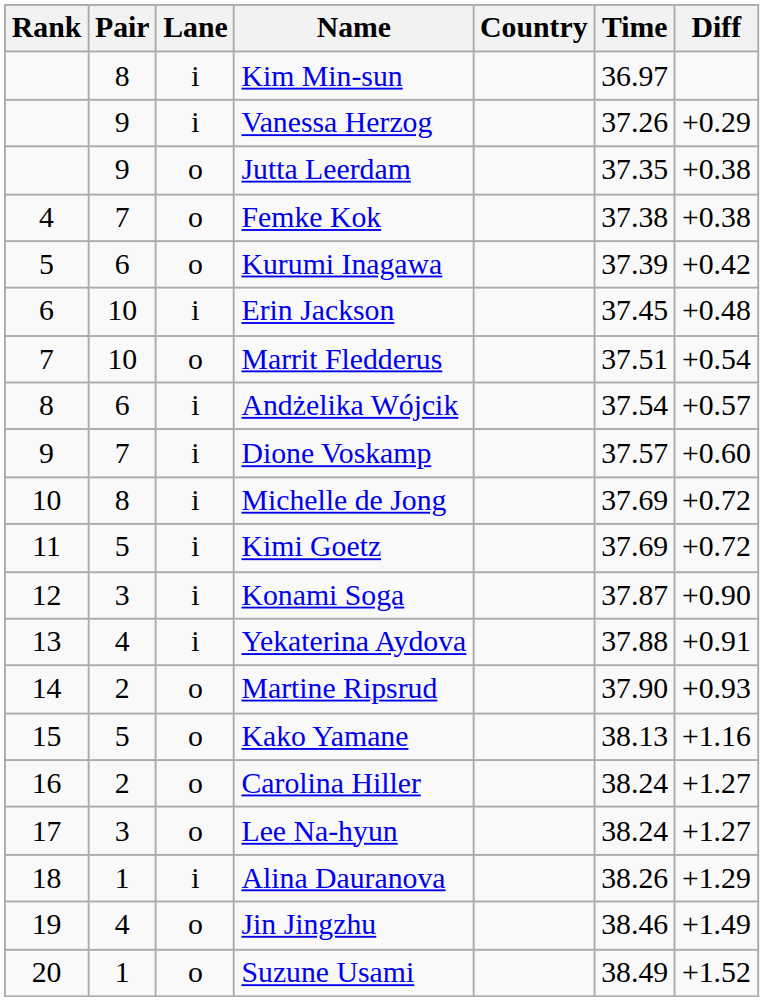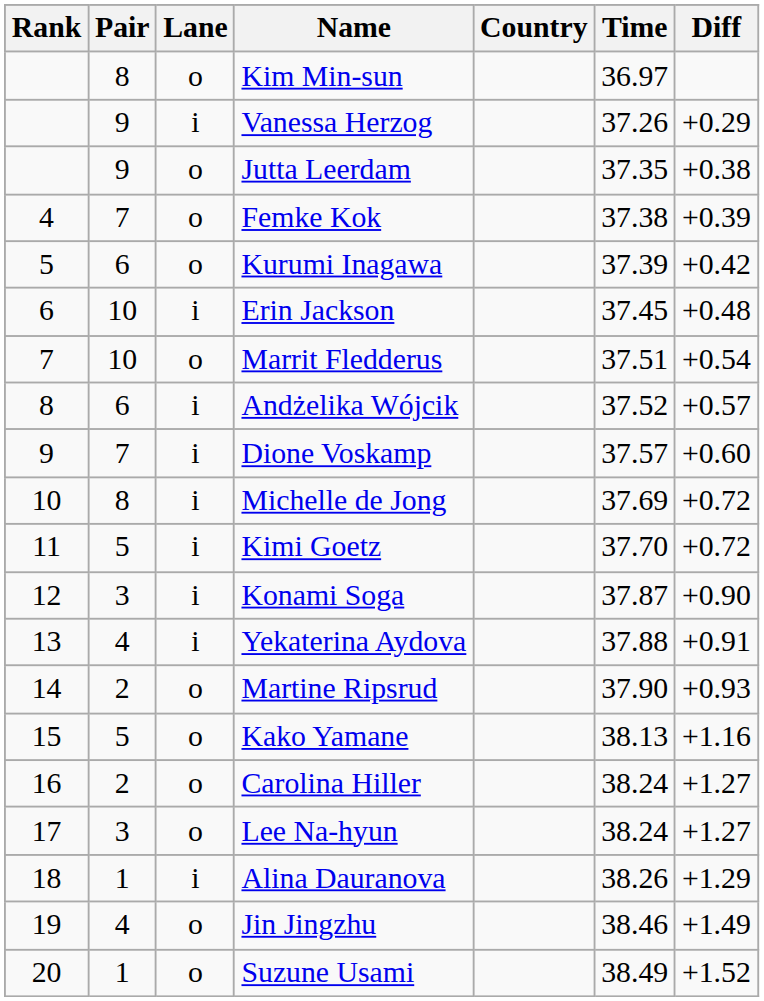(196, 75) i -> (195, 75) o
(716, 216) +0.38 -> (716, 216) +0.39
(635, 405) 37.54 -> (635, 405) 37.52
(635, 547) 37.69 -> (635, 547) 37.70
